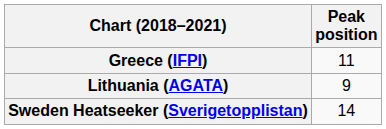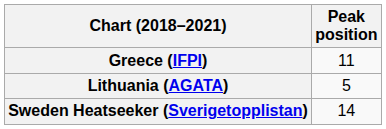(346, 85) 9 -> (346, 85) 5
